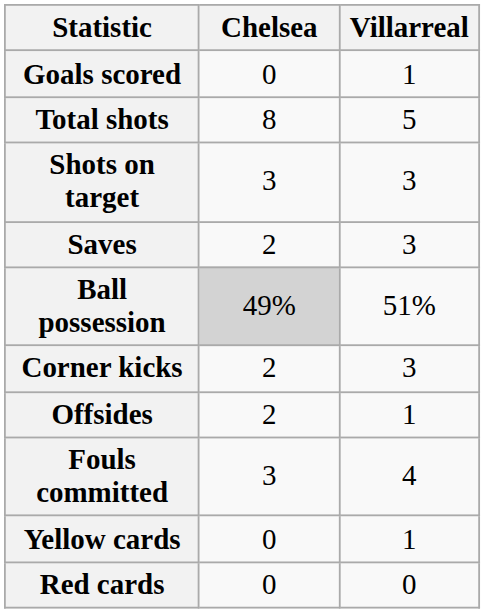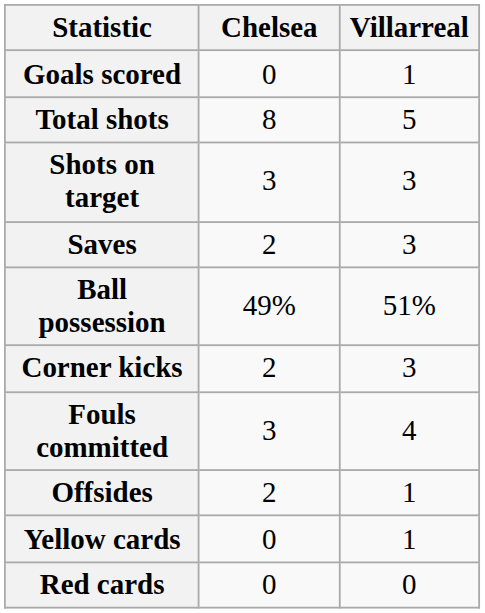(269, 305) lightgrey background -> (269, 305) no background
rows swapped: (102, 476) <-> (102, 414)
